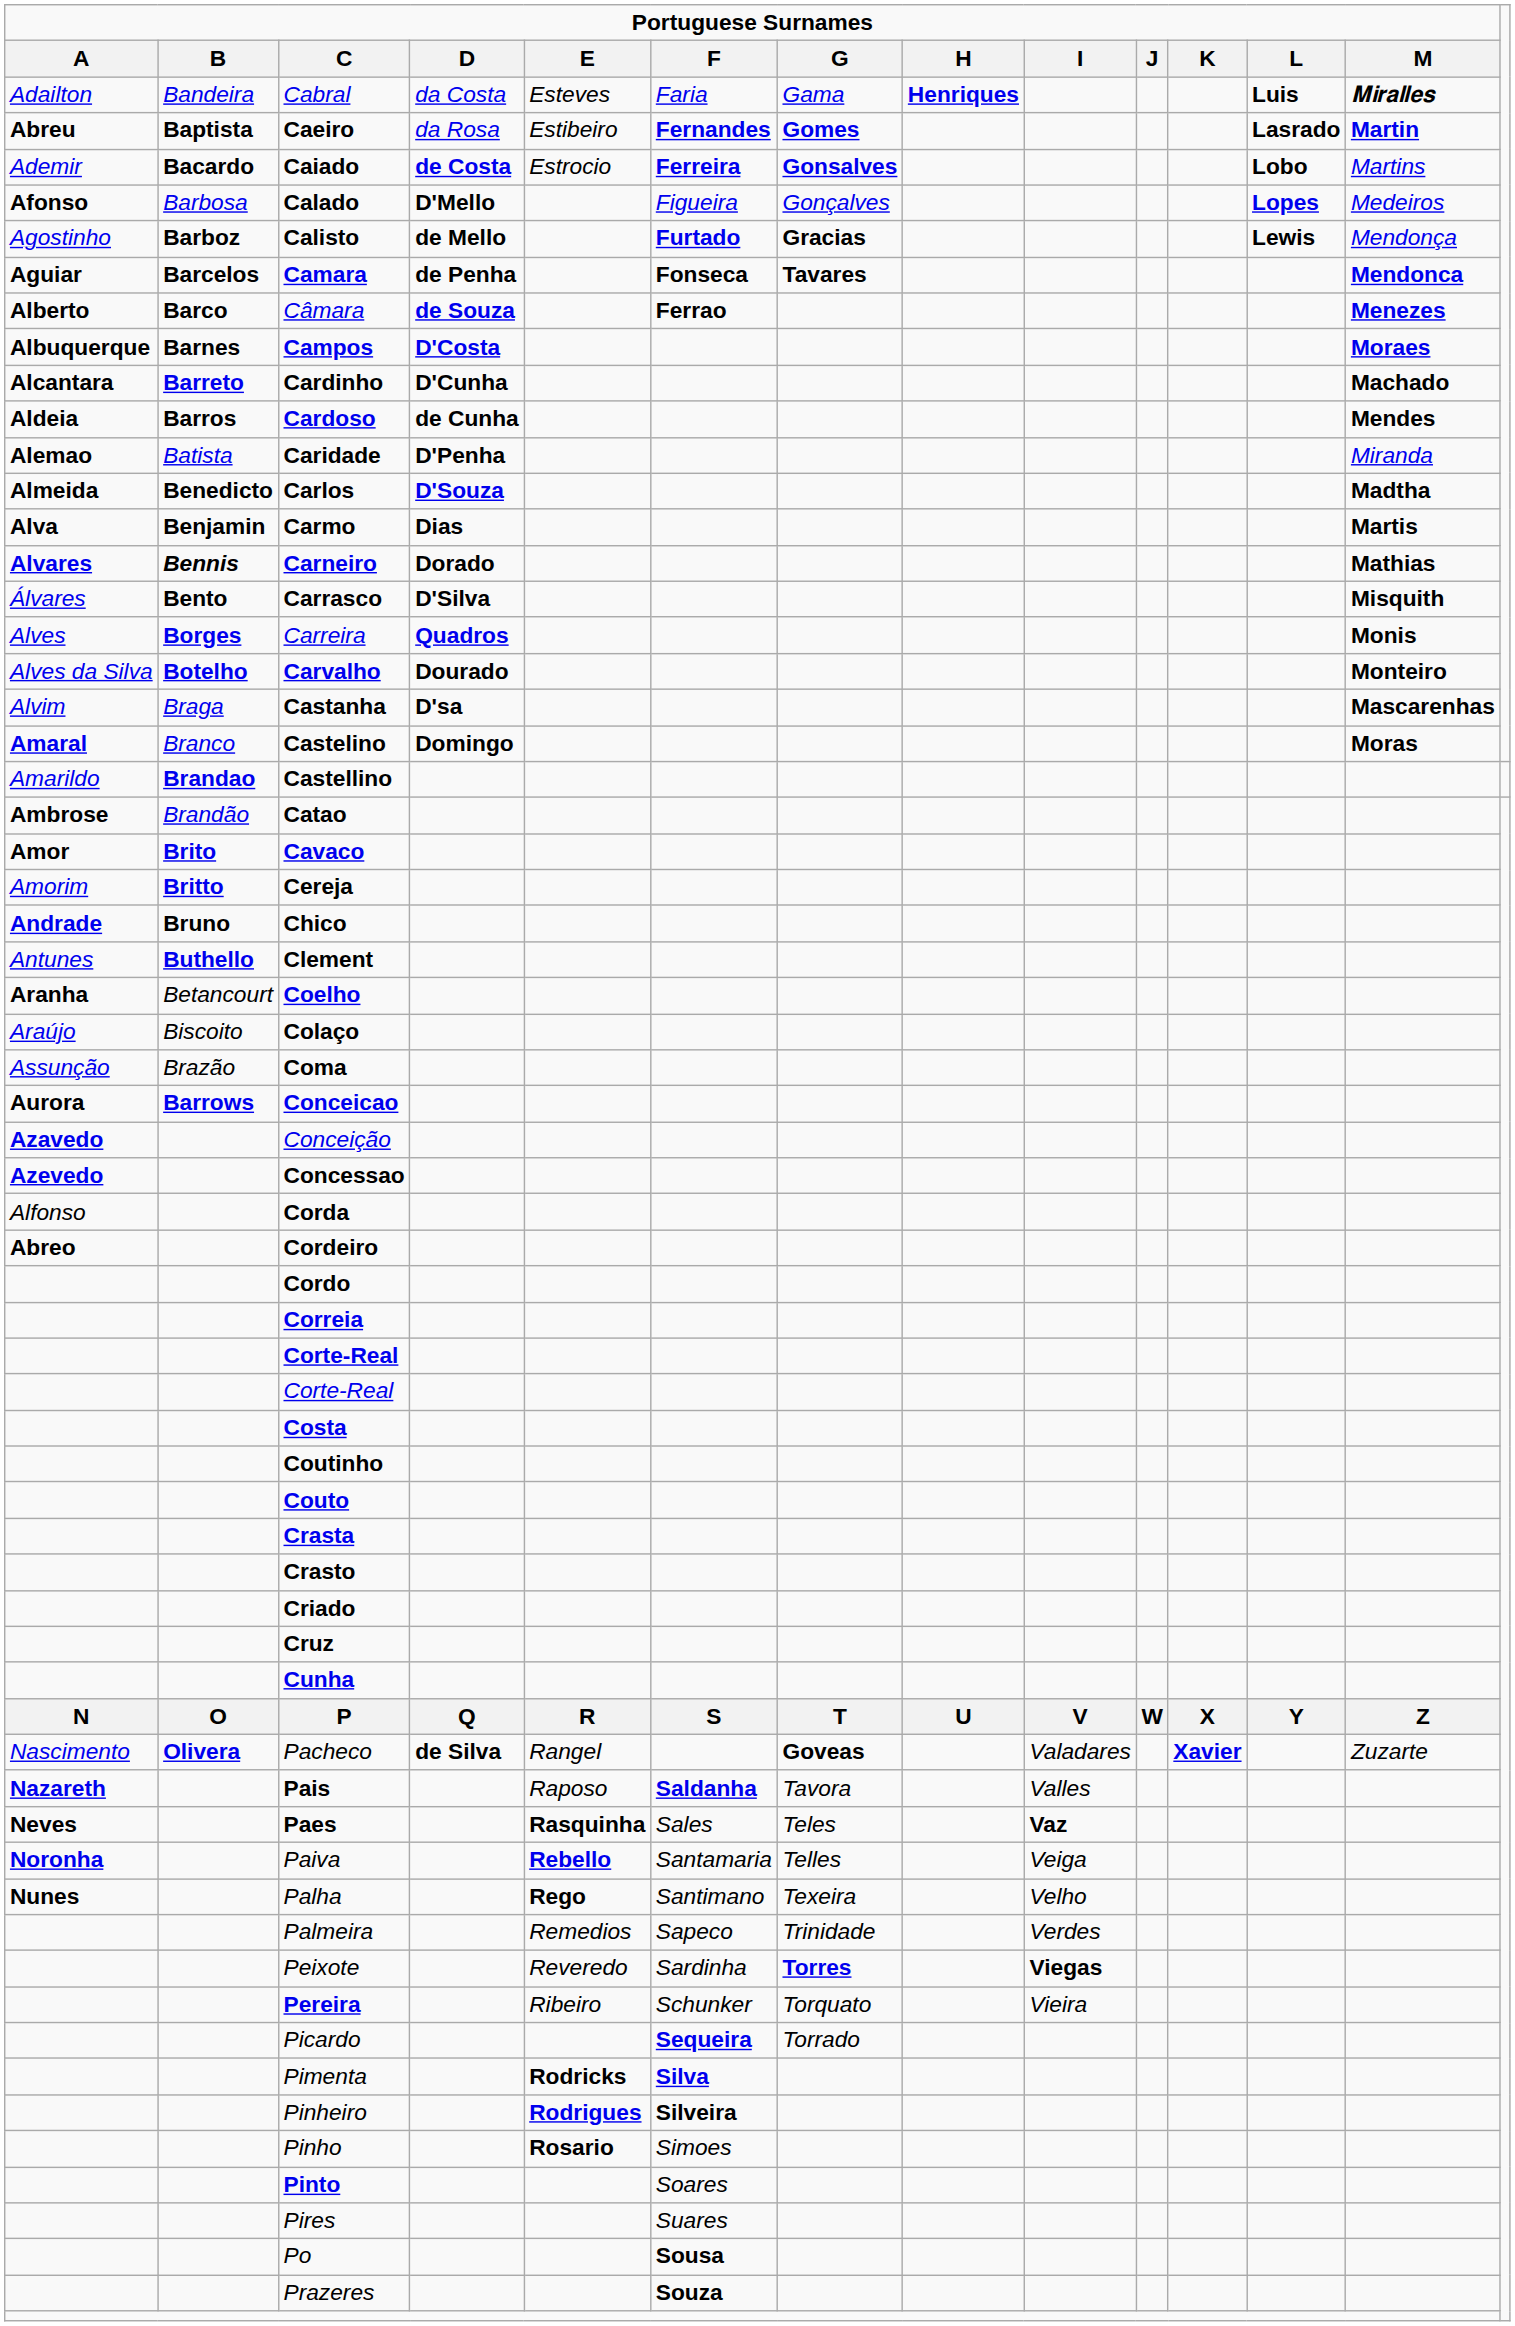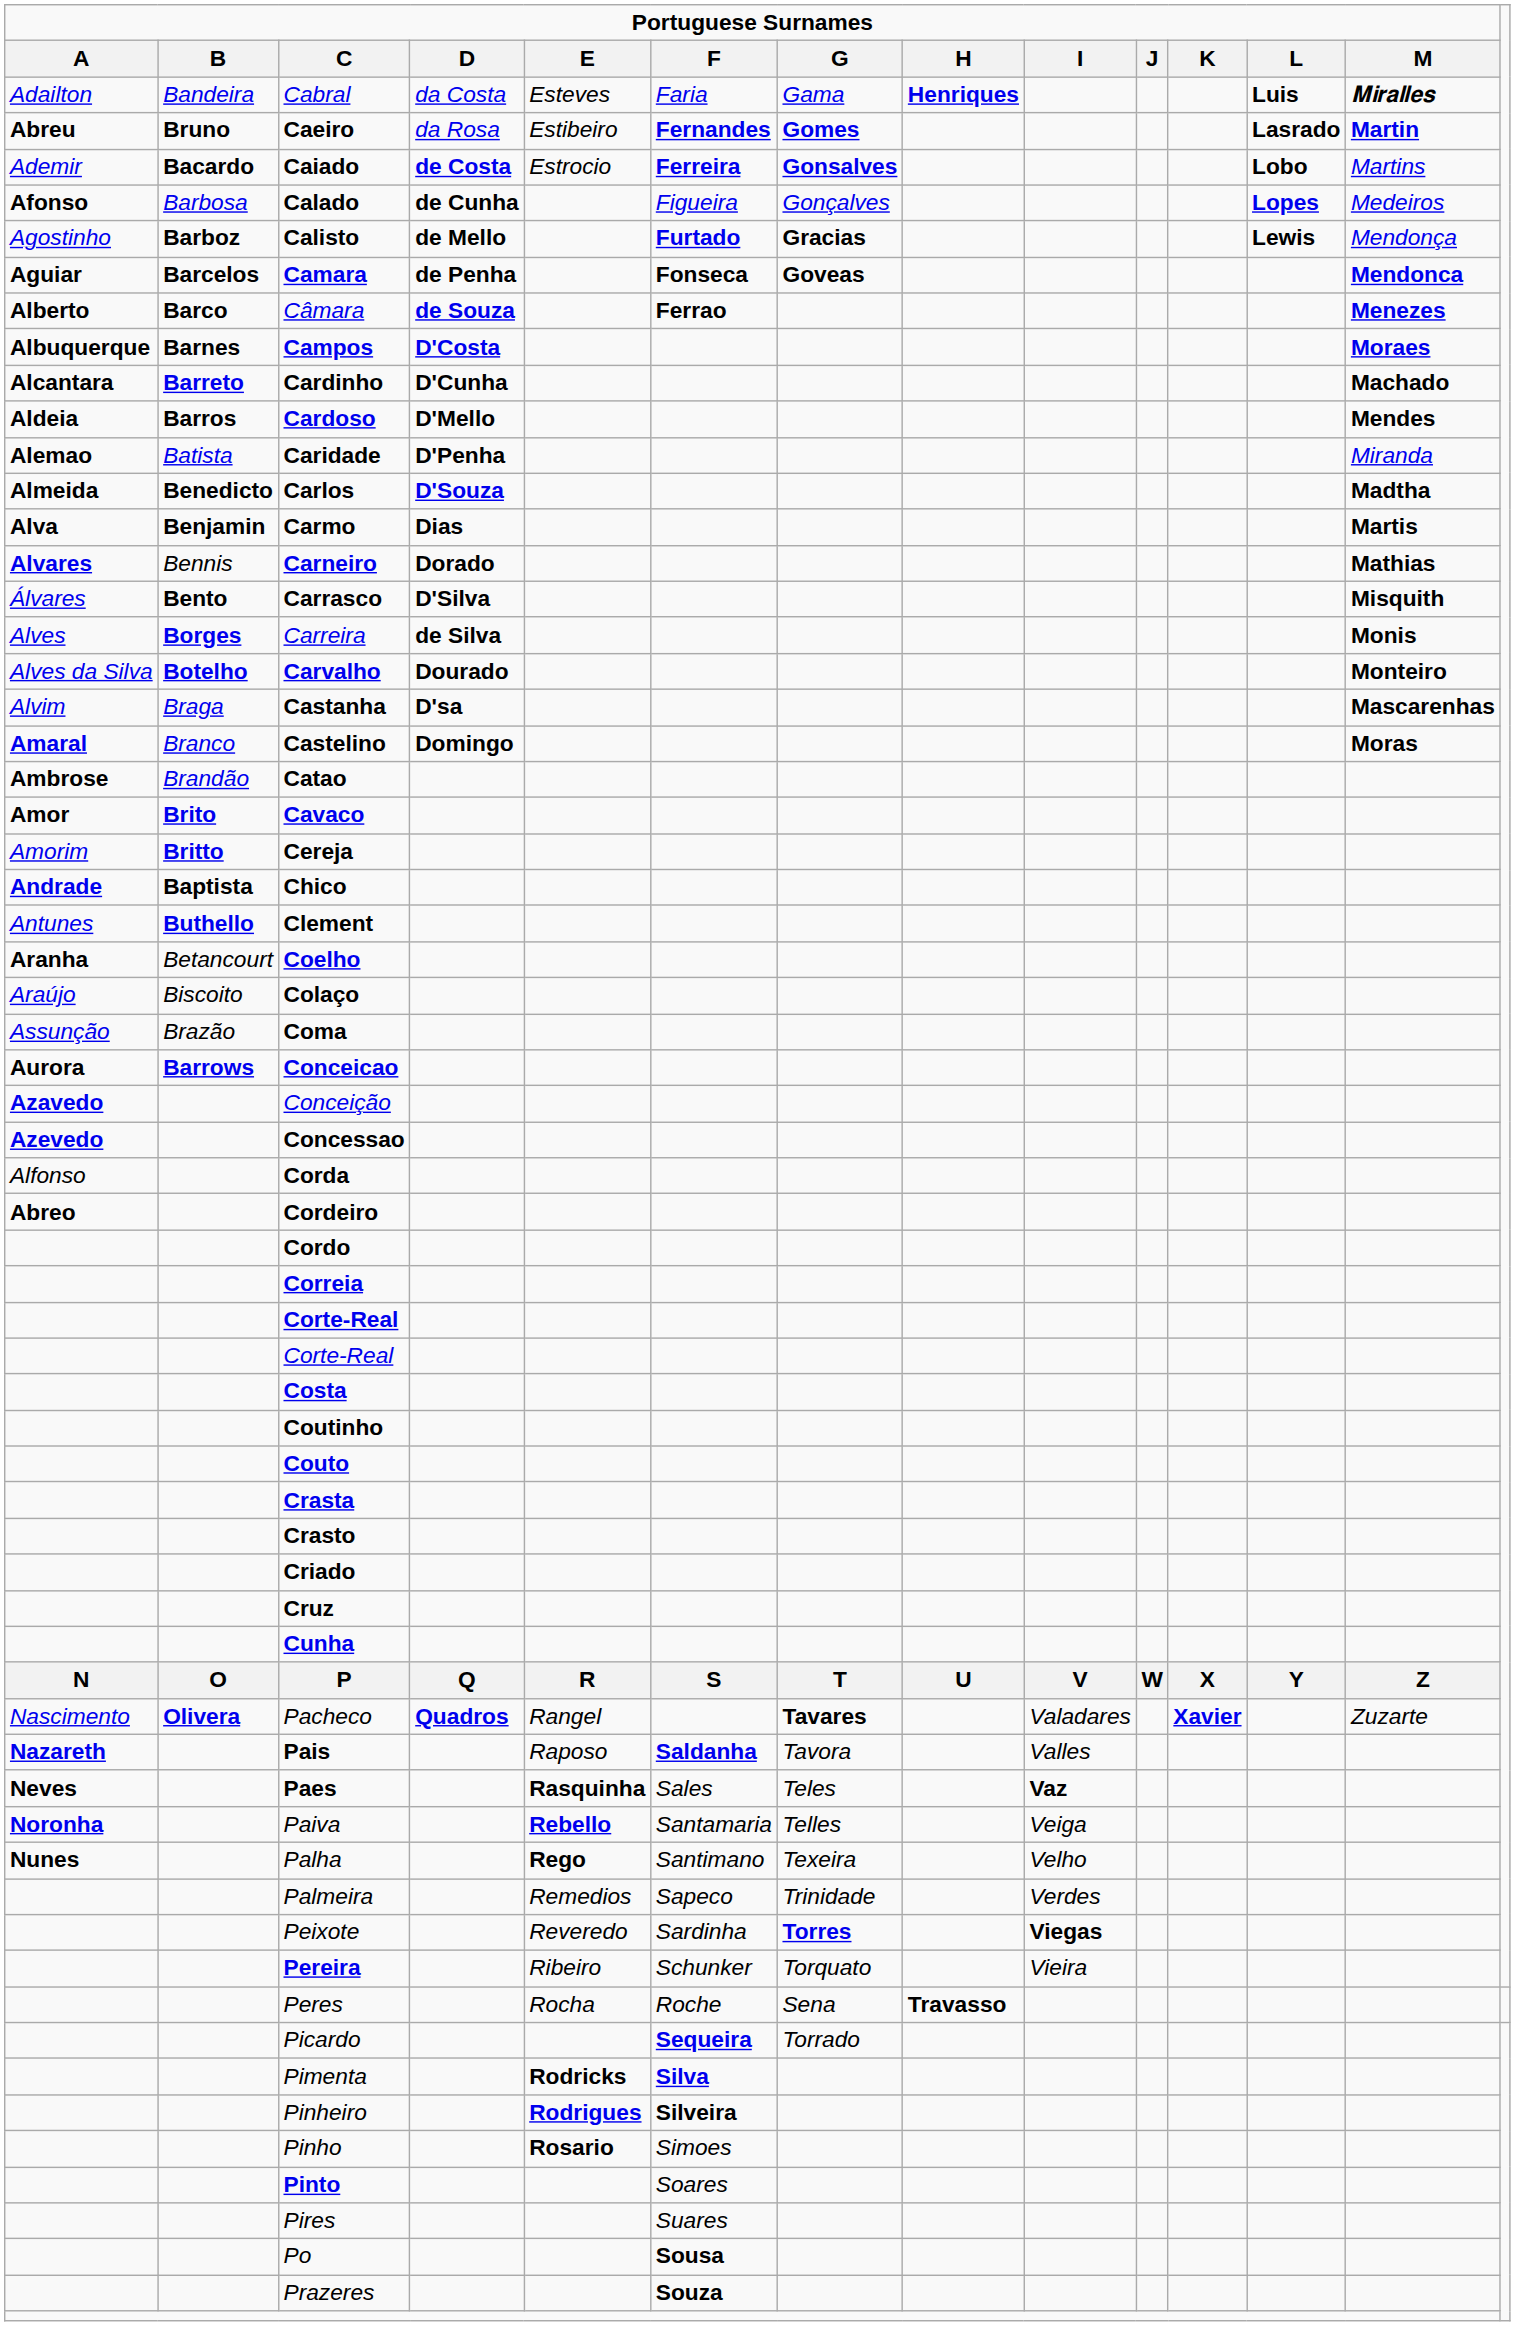(208, 130) Baptista -> (197, 130) Bruno
(455, 202) D'Mello -> (467, 202) de Cunha
(825, 274) Tavares -> (824, 274) Goveas
(467, 418) de Cunha -> (455, 418) D'Mello
(201, 563) bold -> (198, 563) normal
(462, 635) Quadros -> (458, 635) de Silva
- row: (55, 779)
(197, 923) Bruno -> (208, 887) Baptista
(458, 1752) de Silva -> (462, 1716) Quadros
(824, 1752) Goveas -> (825, 1716) Tavares
+ row: (81, 2005)
